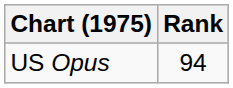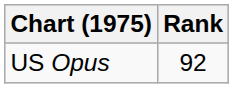(193, 62) 94 -> (193, 62) 92
